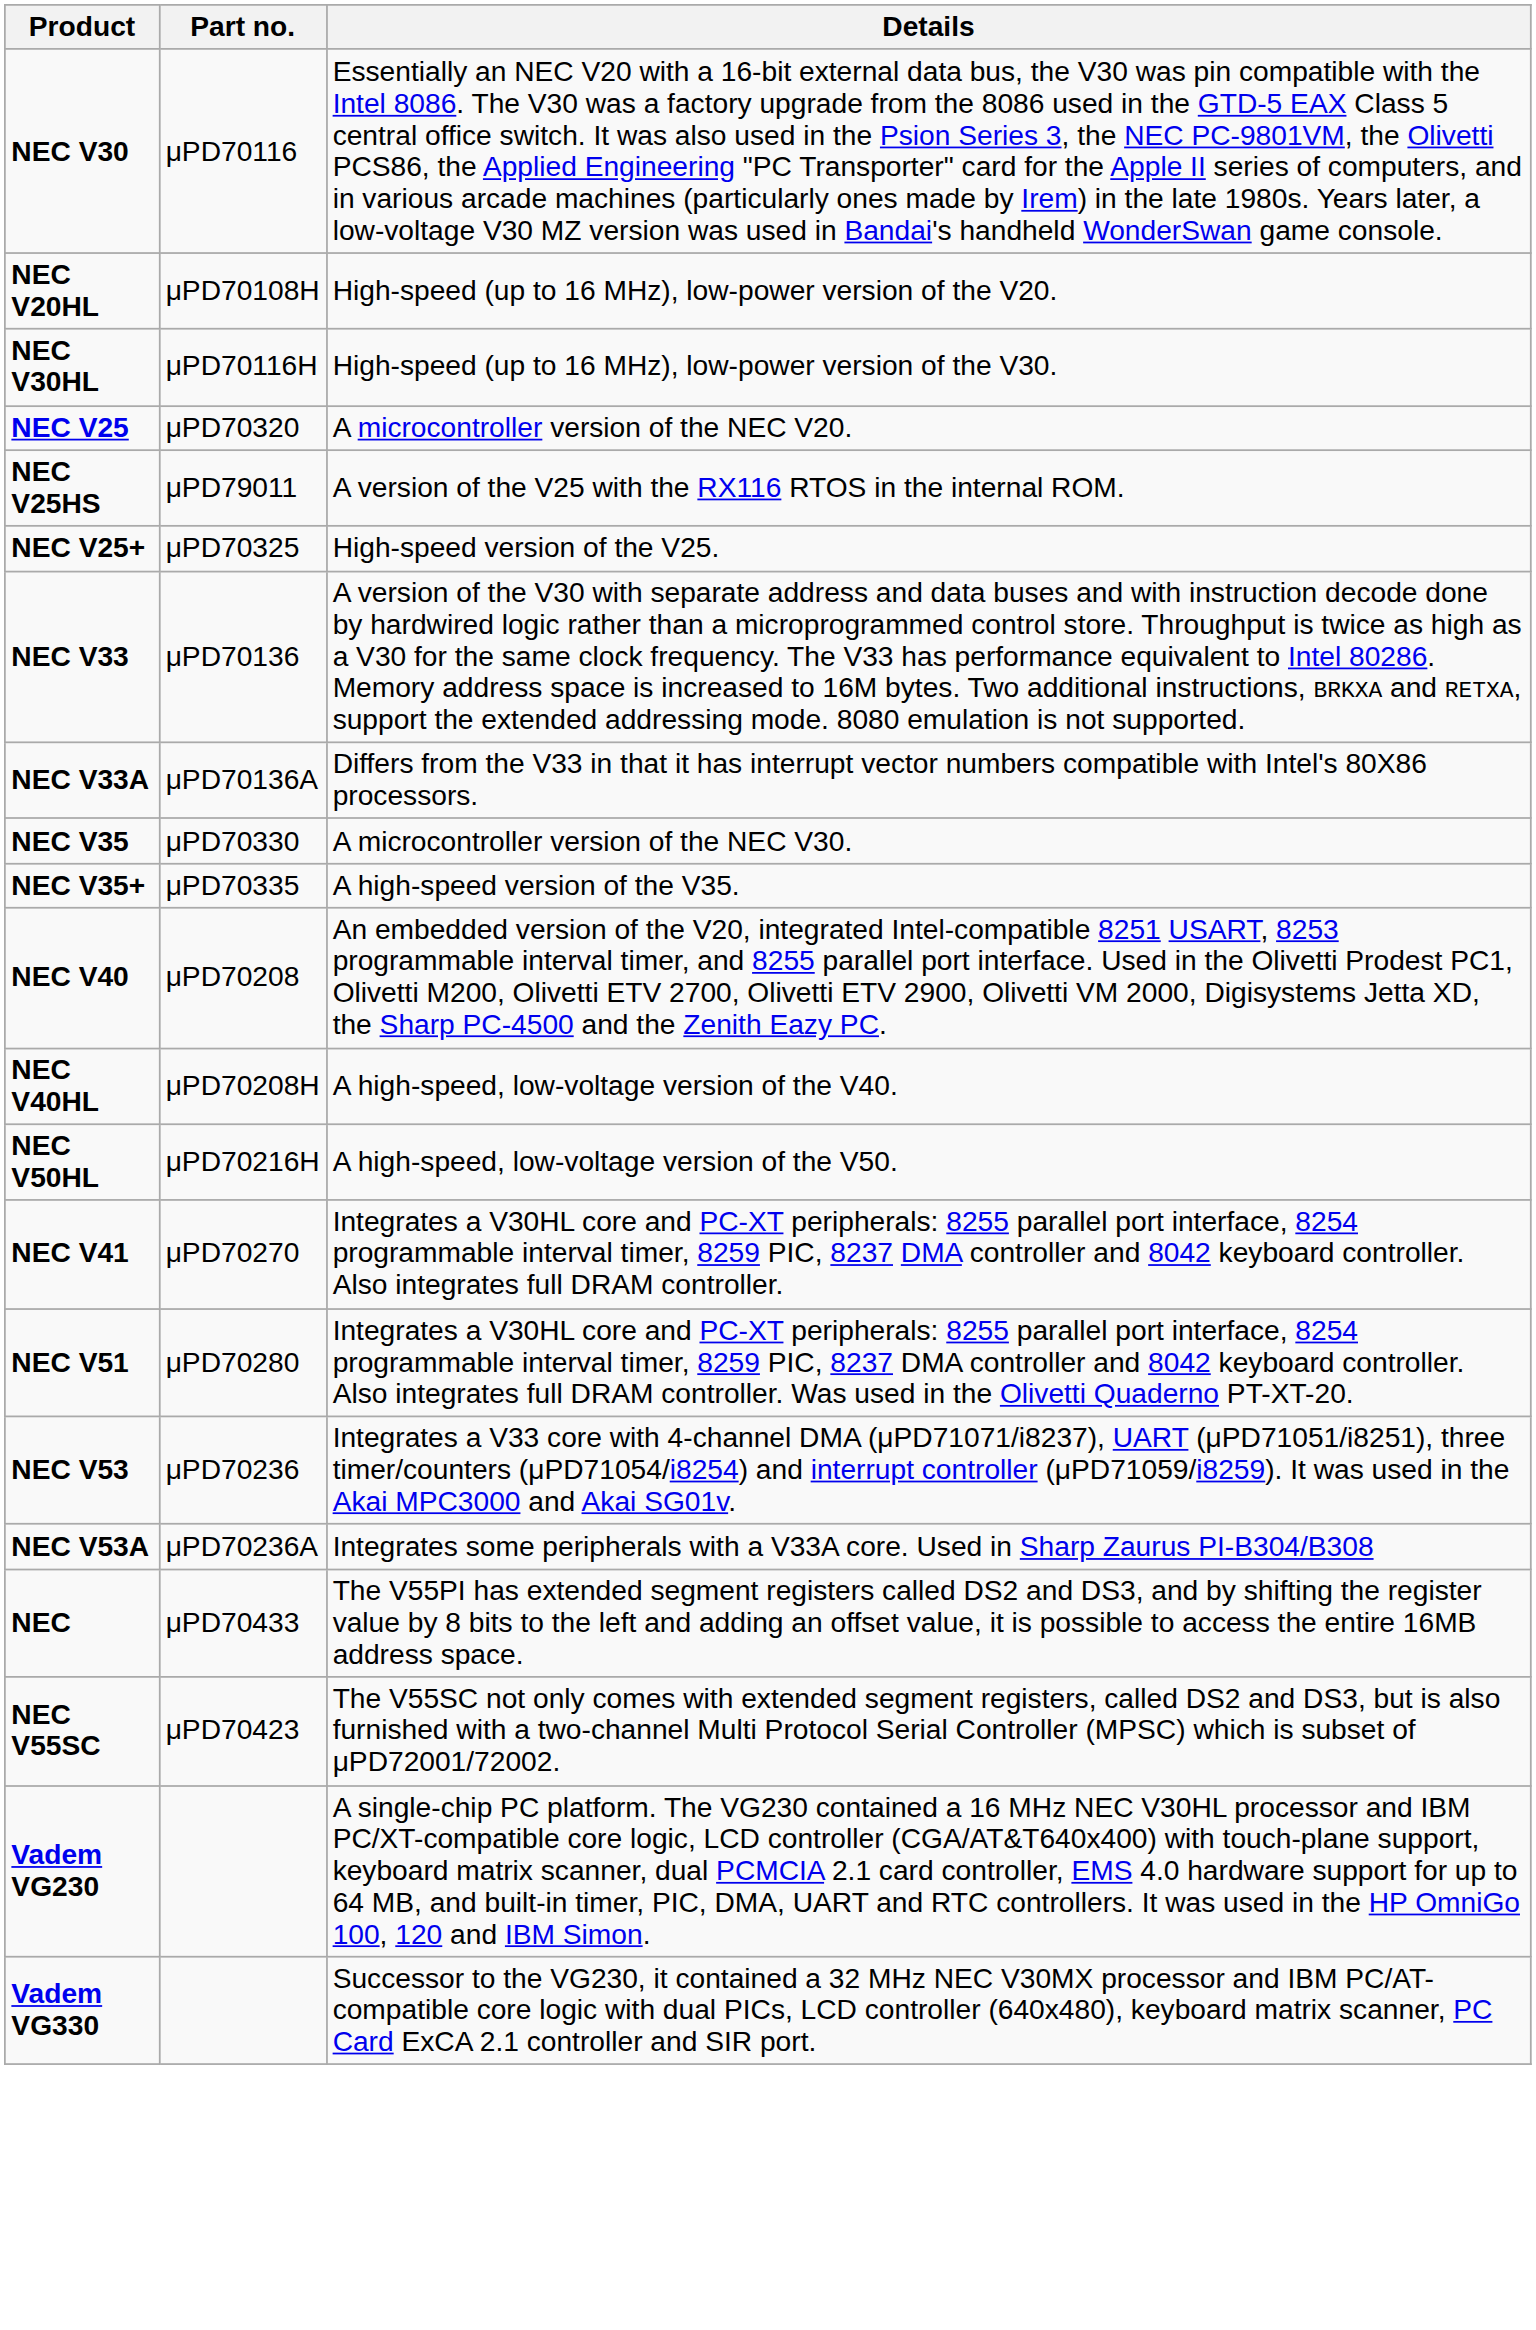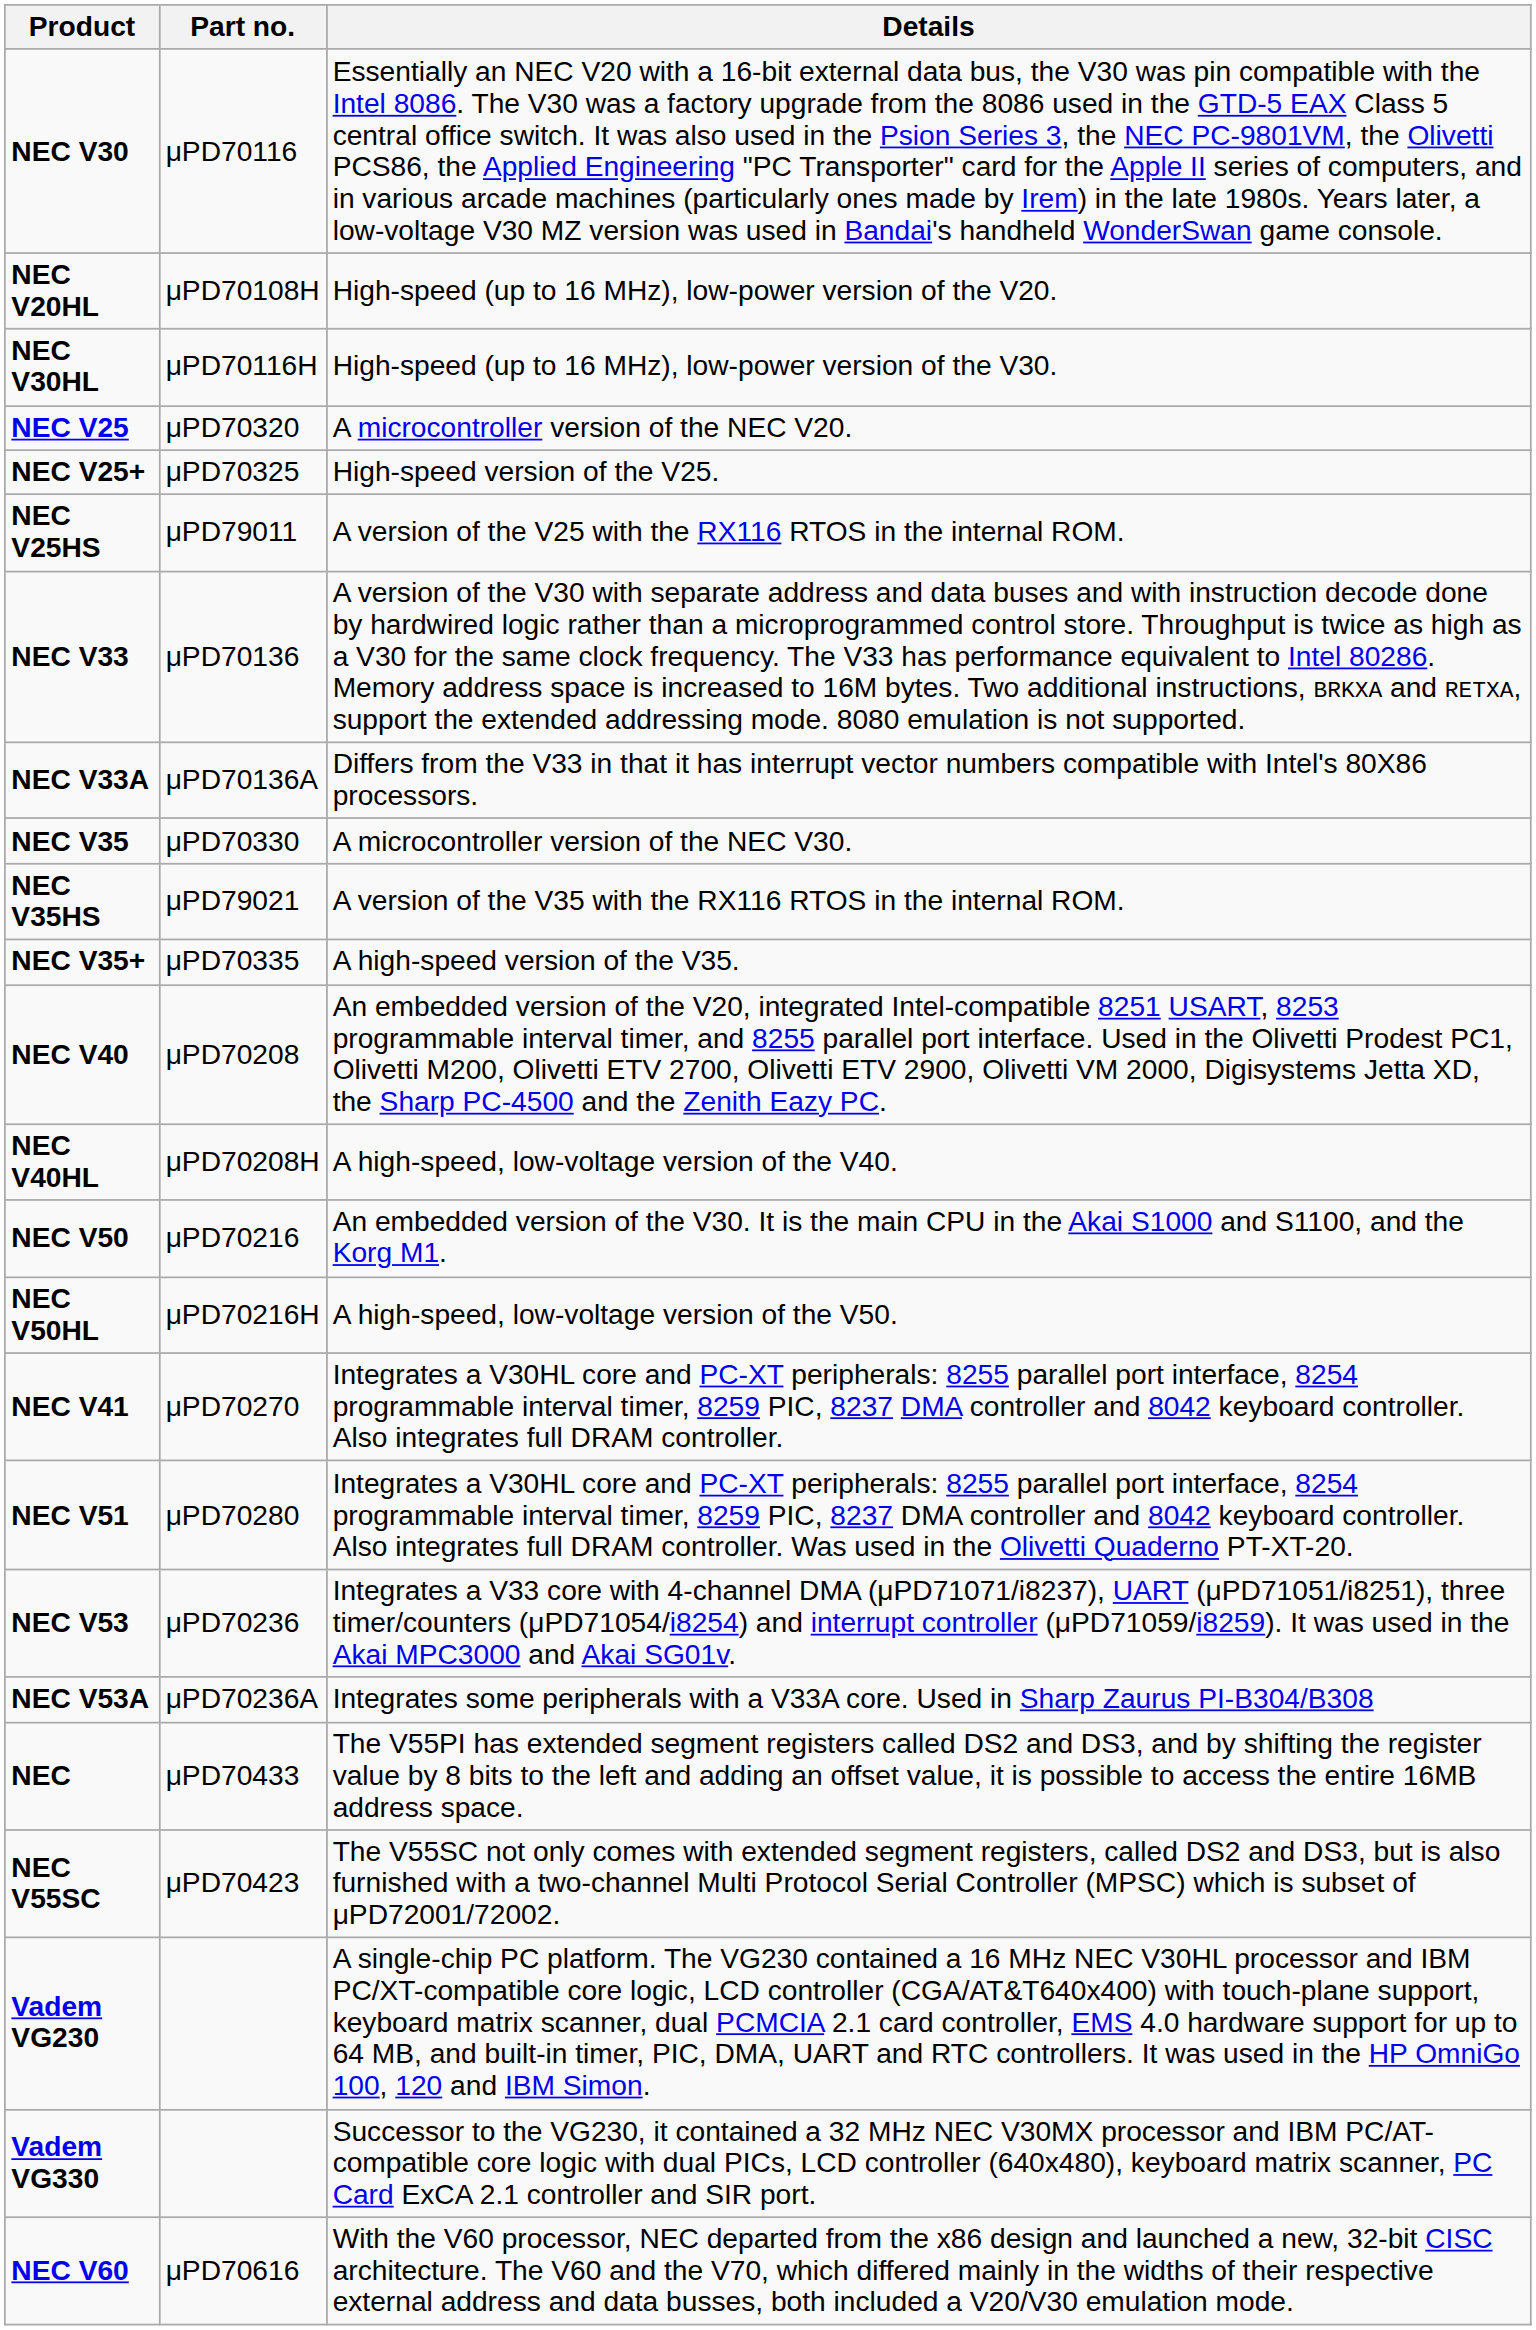rows swapped: (56, 487) <-> (78, 548)
+ row: (56, 901)
+ row: (70, 1238)
+ row: (70, 2270)
